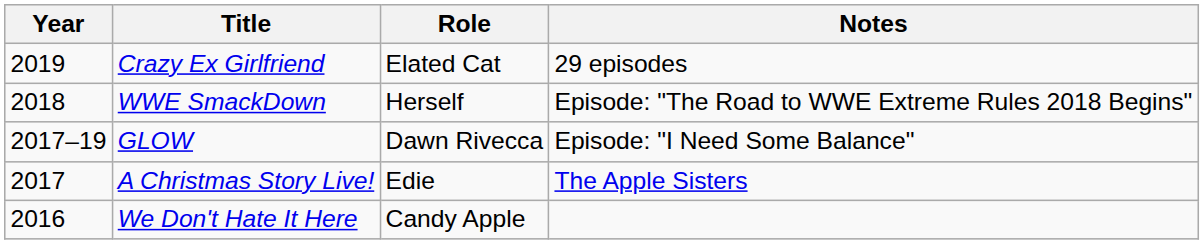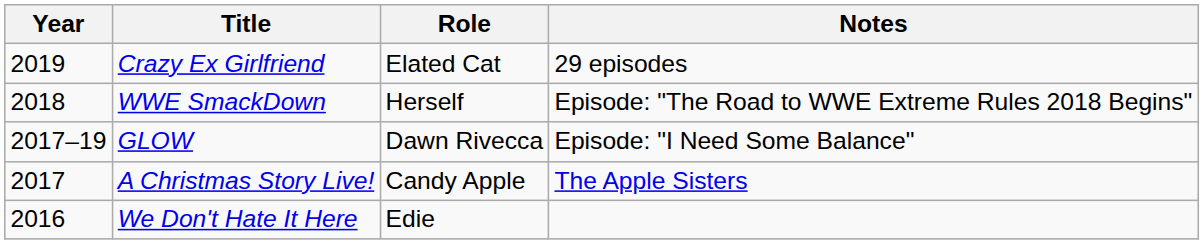(410, 180) Edie -> (455, 180) Candy Apple
(455, 219) Candy Apple -> (410, 219) Edie
